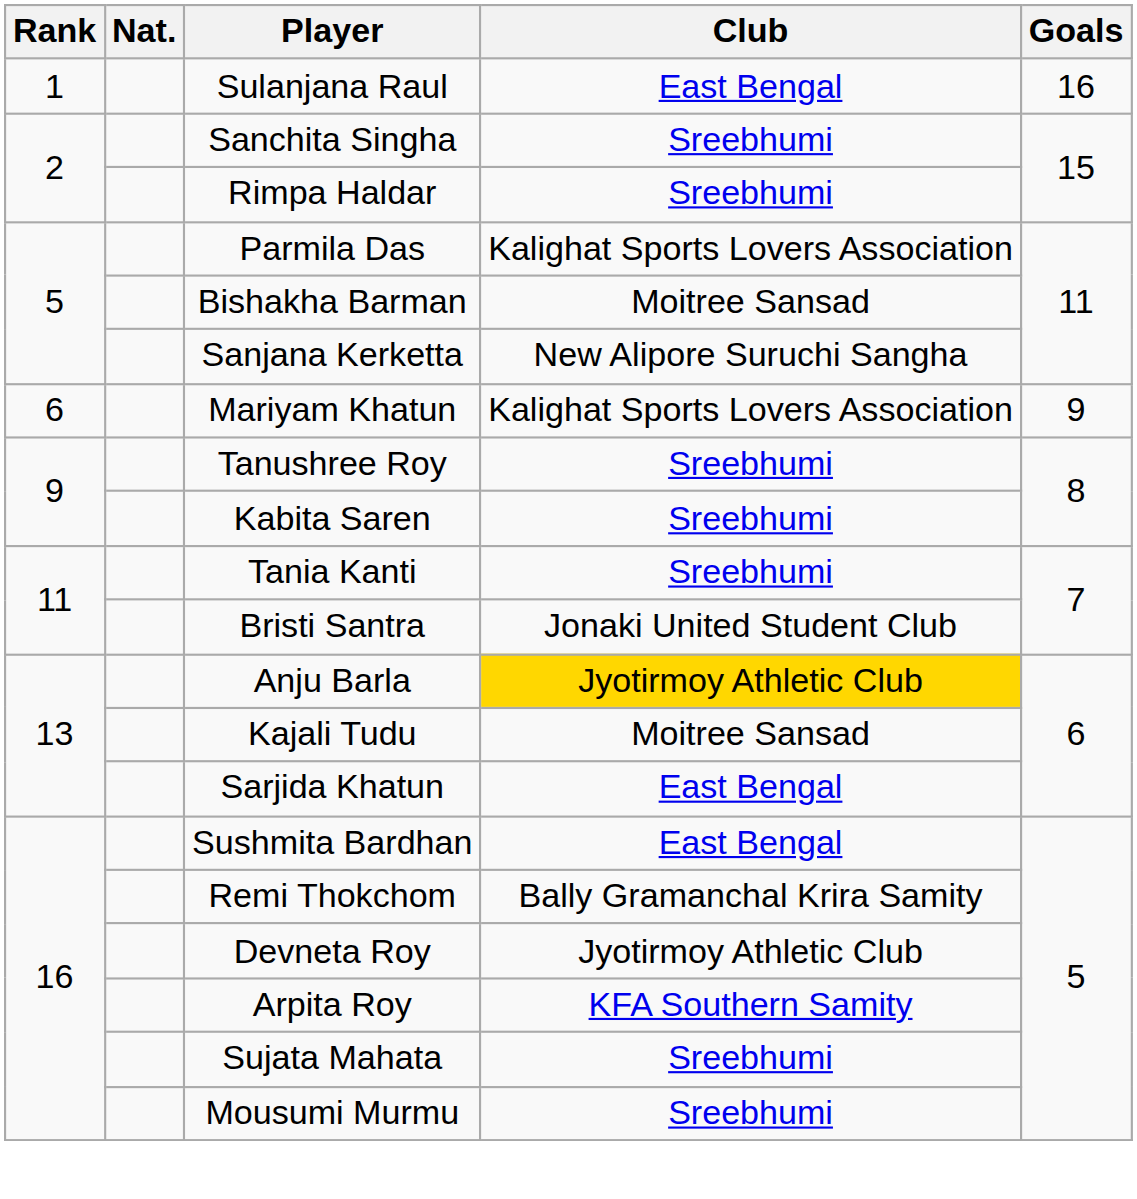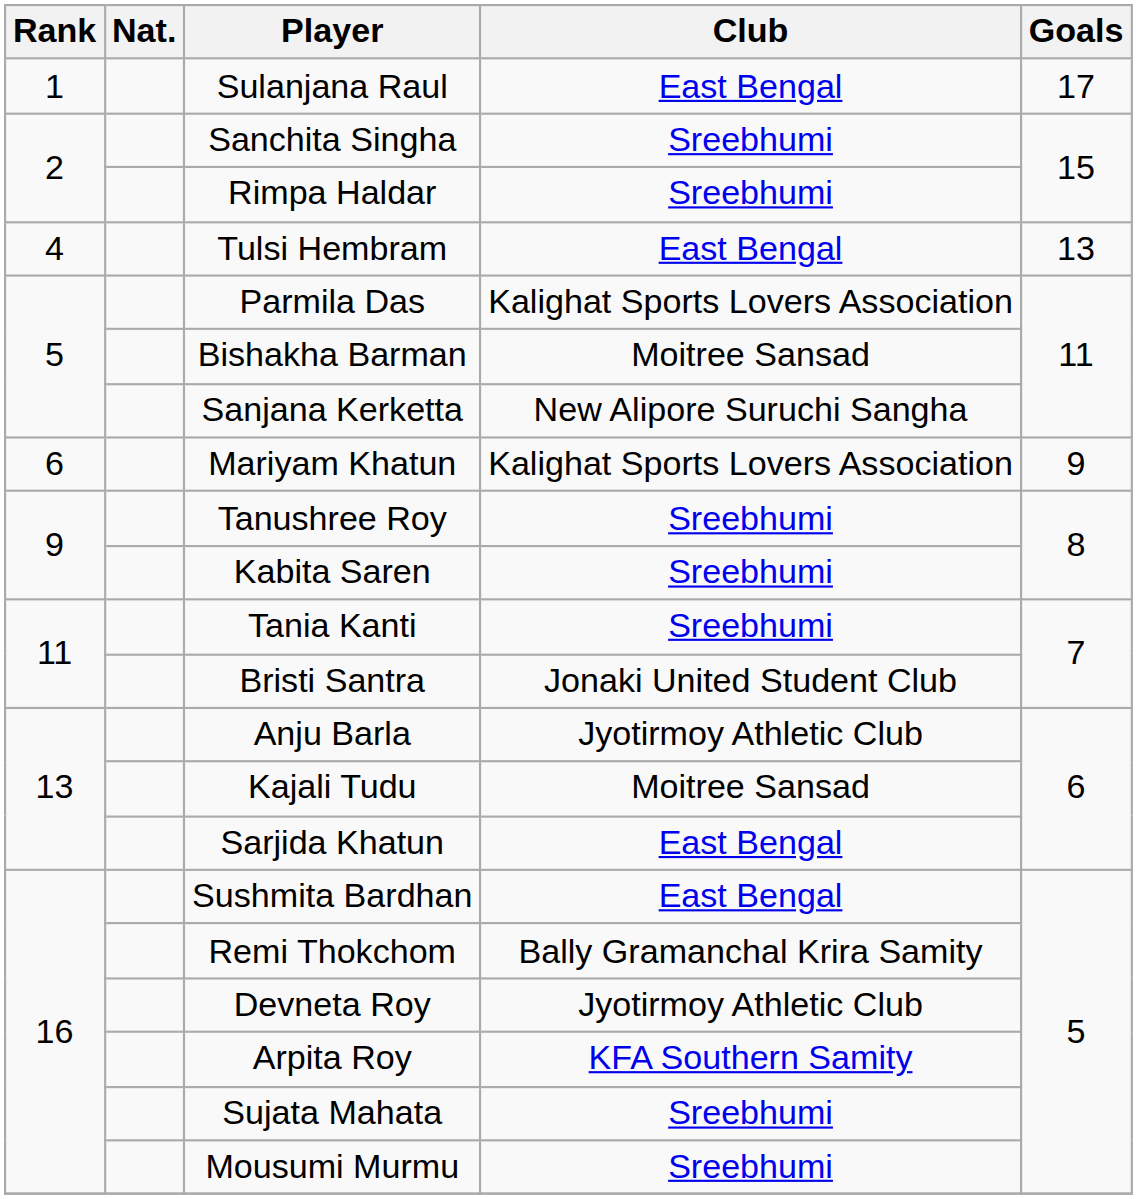(1076, 85) 16 -> (1076, 85) 17
+ row: (332, 247)
(751, 680) gold background -> (751, 734) no background
